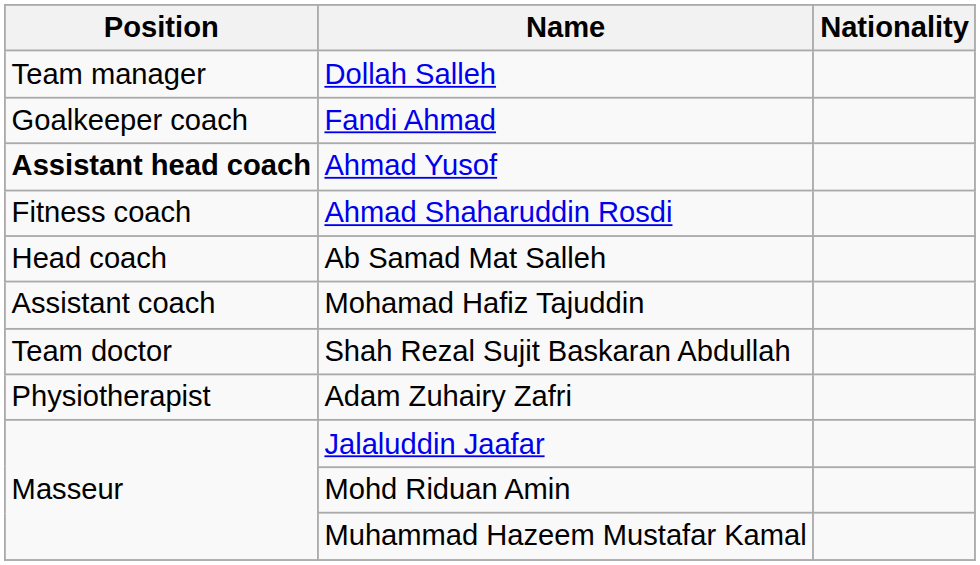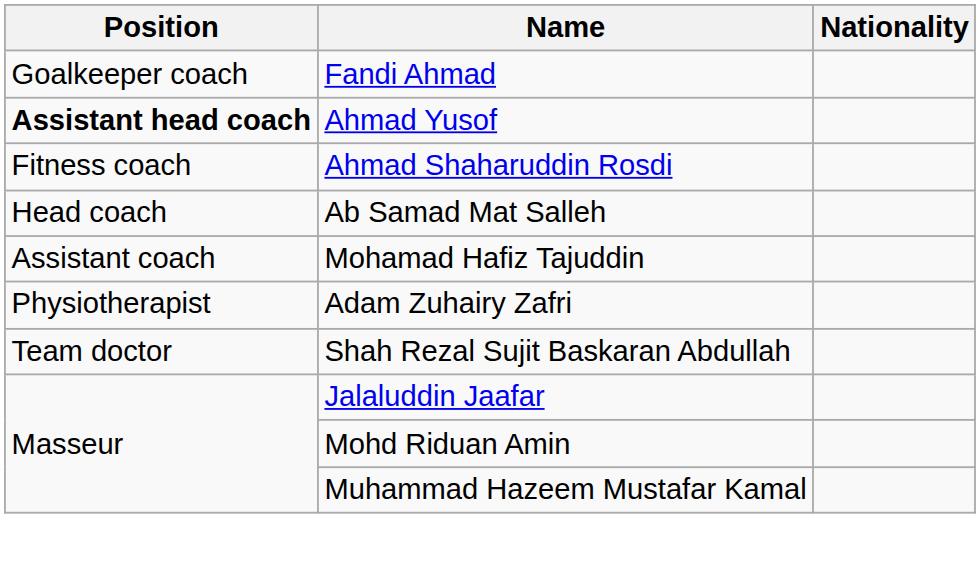- row: (410, 73)
rows swapped: (558, 350) <-> (448, 397)
